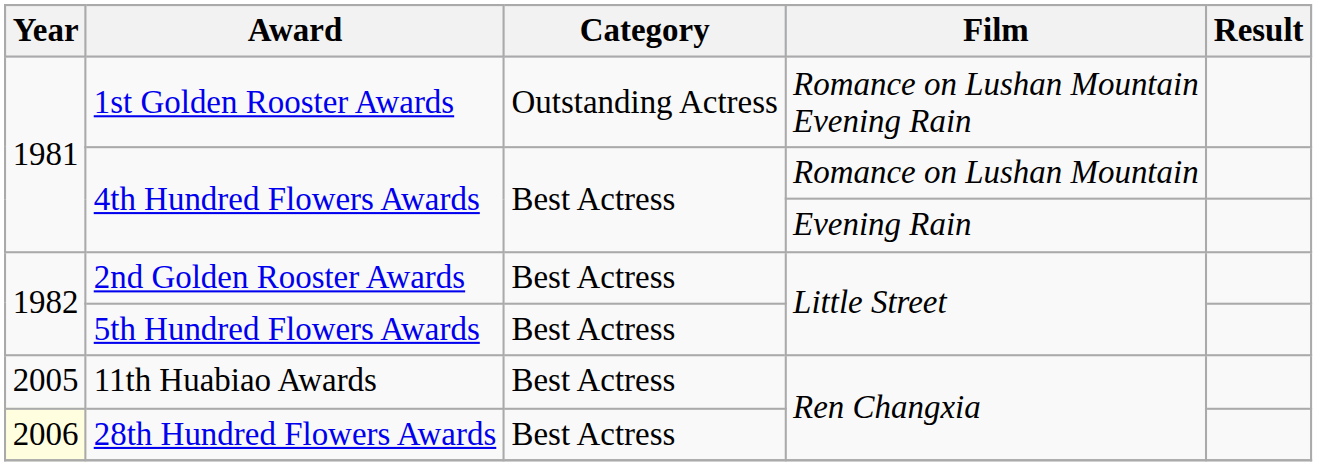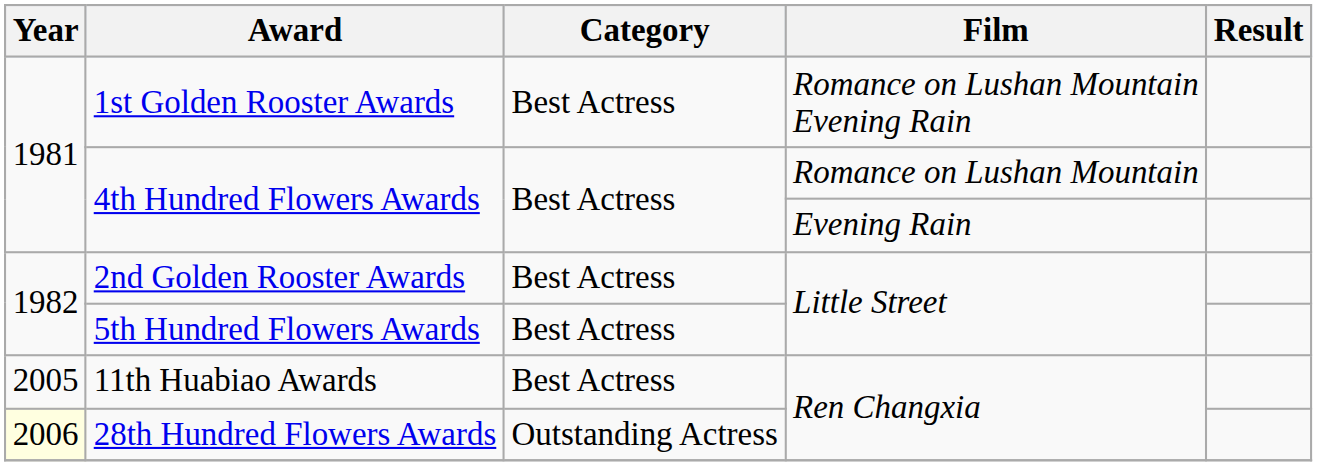(645, 101) Outstanding Actress -> (593, 101) Best Actress
(593, 433) Best Actress -> (645, 433) Outstanding Actress
